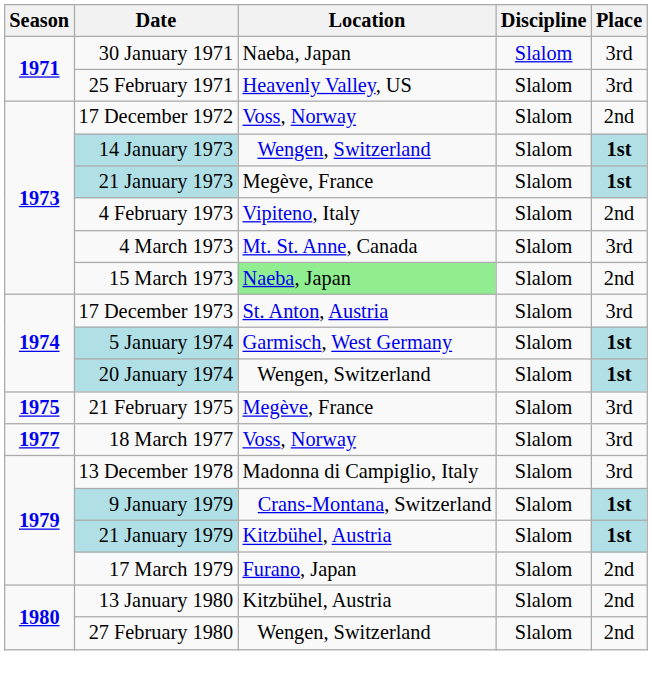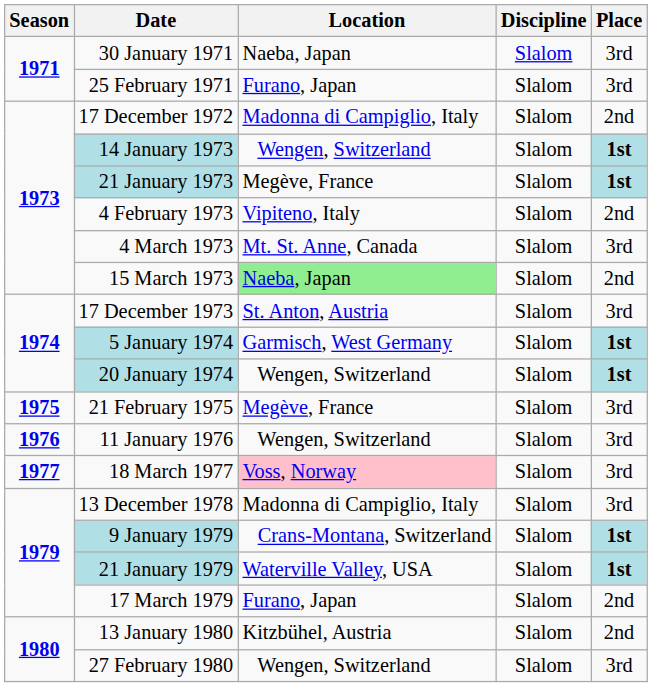(327, 85) Heavenly Valley, US -> (300, 85) Furano, Japan
(299, 117) Voss, Norway -> (360, 117) Madonna di Campiglio, Italy
+ row: (166, 439)
(299, 439) no background -> (299, 471) pink background
(317, 536) Kitzbühel, Austria -> (338, 568) Waterville Valley, USA
(619, 632) 2nd -> (619, 665) 3rd
